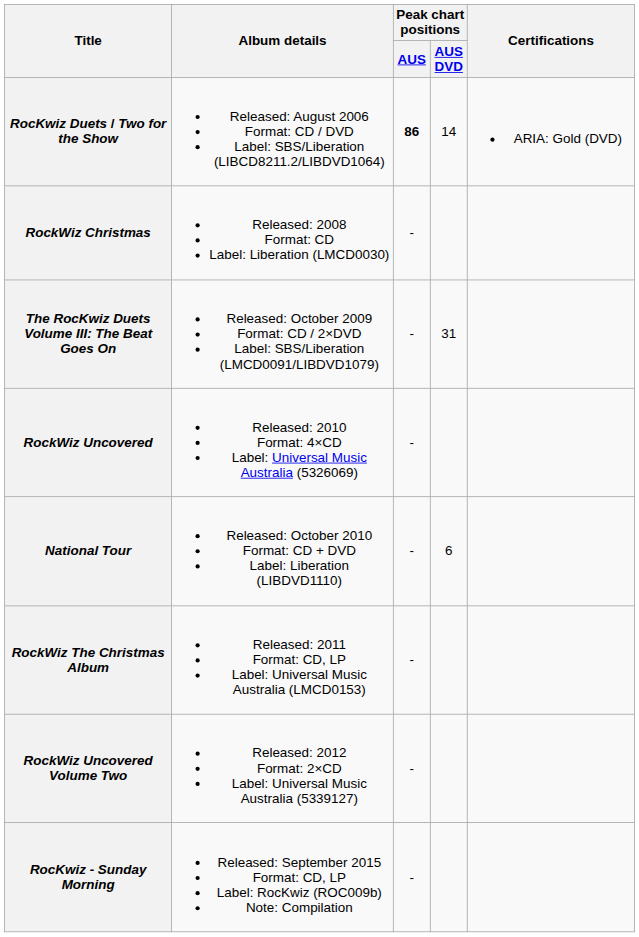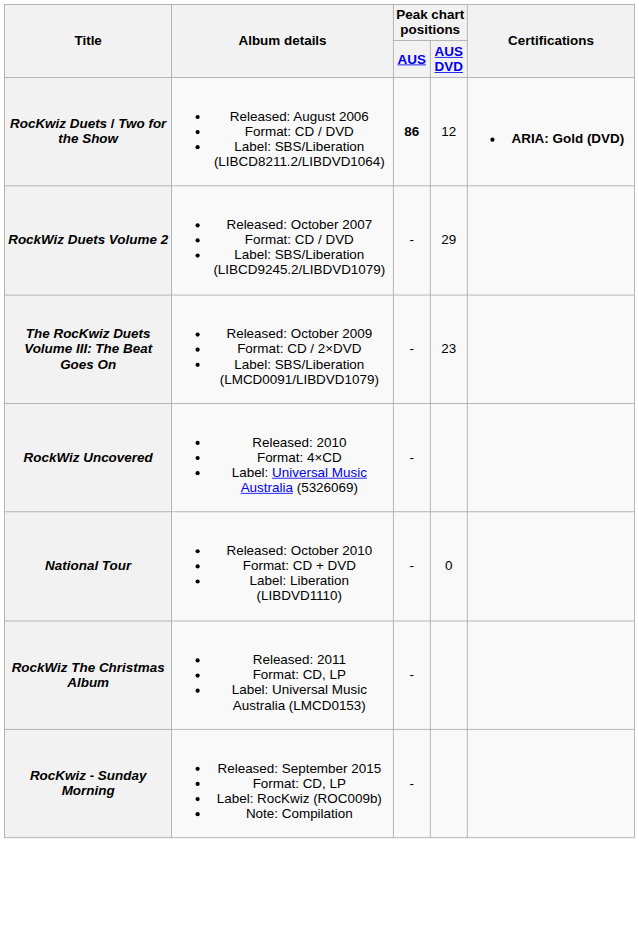(449, 131) 14 -> (449, 131) 12
(551, 139) normal -> (551, 139) bold
+ row: (88, 240)
- row: (88, 232)
(449, 333) 31 -> (449, 349) 23
(449, 551) 6 -> (449, 566) 0
- row: (88, 768)
